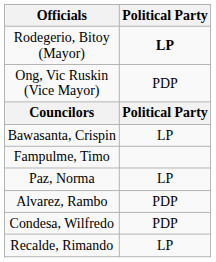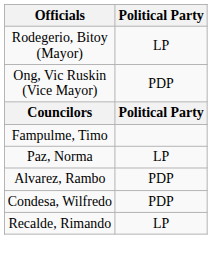(165, 45) bold -> (161, 45) normal
- row: (62, 135)
